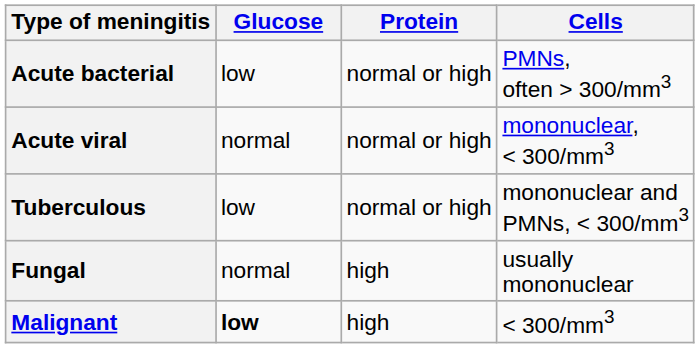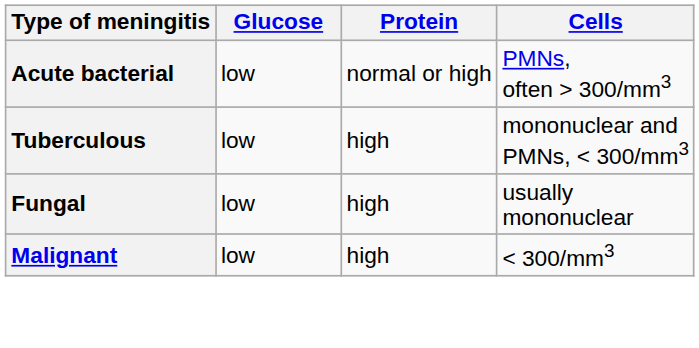- row: (69, 140)
(419, 207) normal or high -> (368, 140) high
(256, 271) normal -> (238, 204) low
(240, 322) bold -> (238, 256) normal
